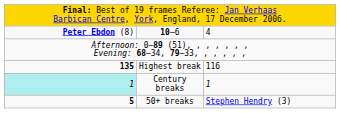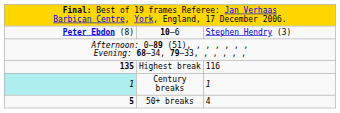(208, 33) 4 -> (248, 33) Stephen Hendry (3)
(248, 102) Stephen Hendry (3) -> (208, 102) 4
